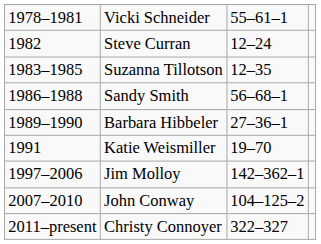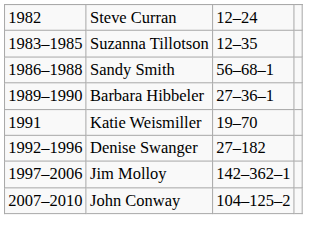- row: (157, 17)
+ row: (144, 148)
- row: (163, 226)
